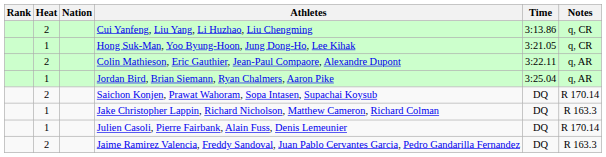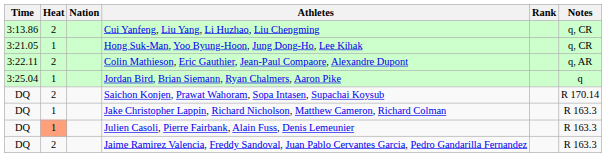columns swapped: (19, 12) <-> (541, 12)
(580, 78) q, AR -> (580, 78) q
(46, 128) no background -> (54, 128) lightsalmon background
(580, 128) R 170.14 -> (580, 128) R 163.3
